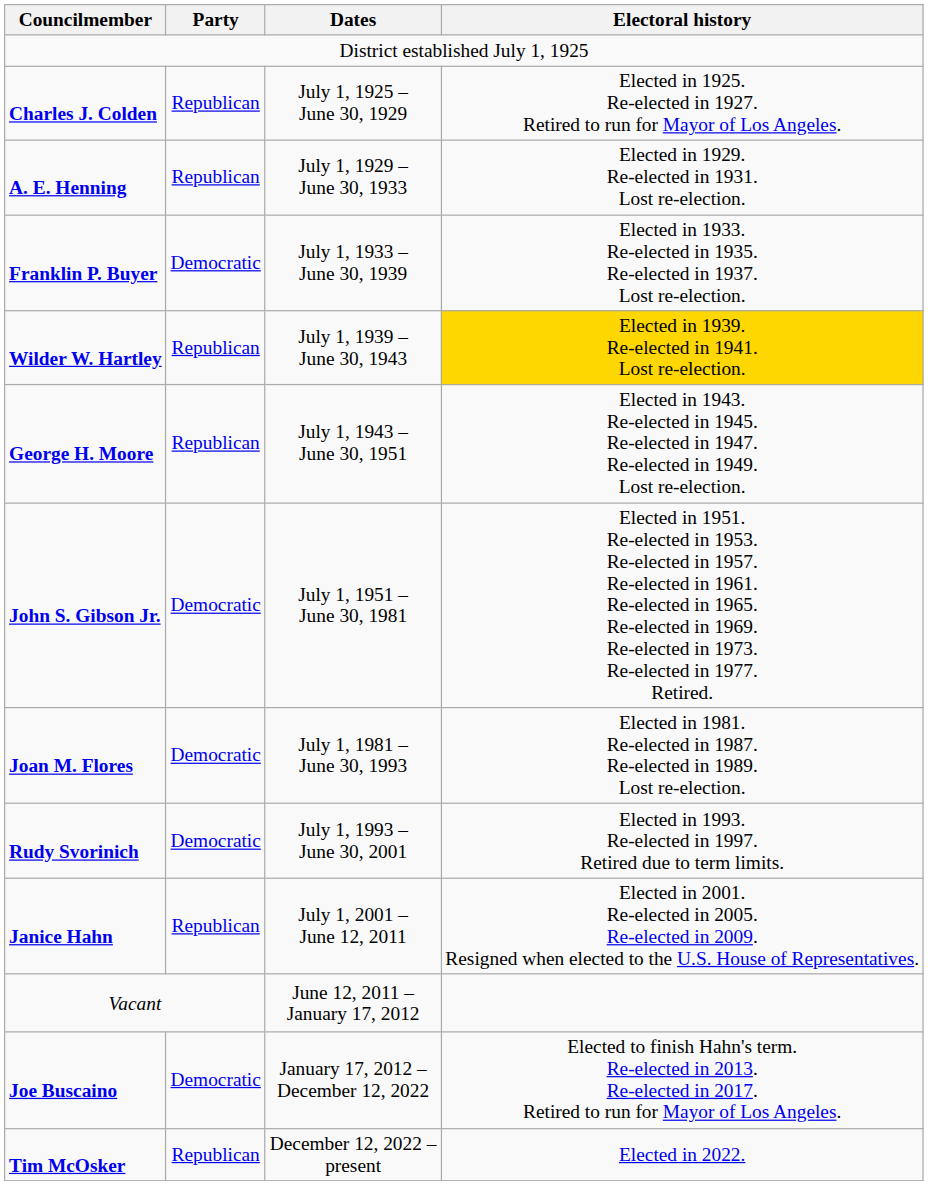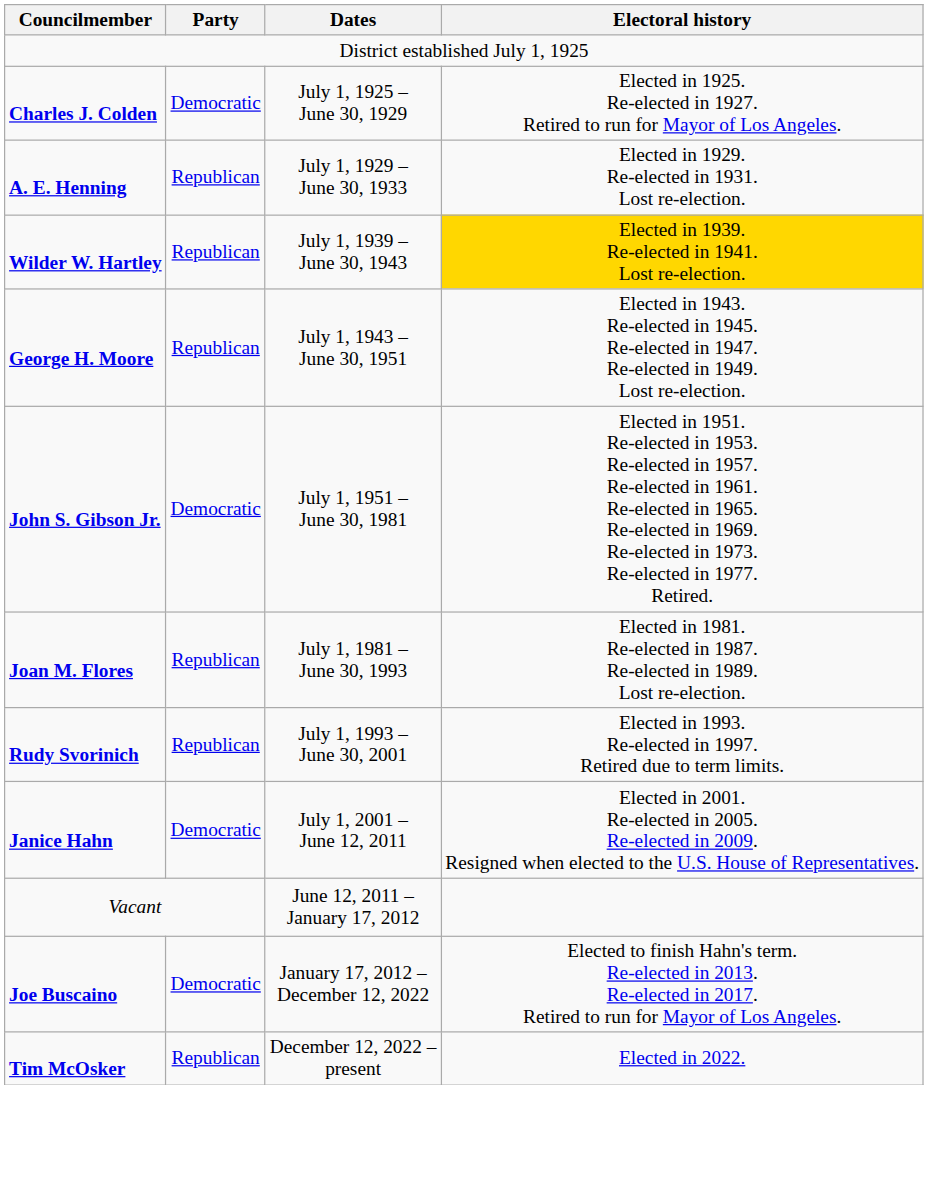(216, 103) Republican -> (216, 103) Democratic
- row: (83, 273)
(216, 755) Democratic -> (216, 659) Republican
(216, 840) Democratic -> (216, 744) Republican
(216, 925) Republican -> (216, 829) Democratic
